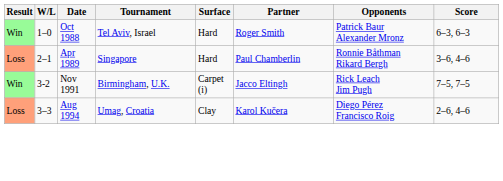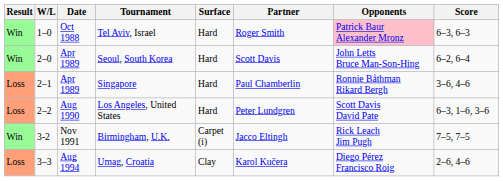(370, 32) no background -> (370, 32) pink background
+ row: (135, 58)
+ row: (137, 110)
